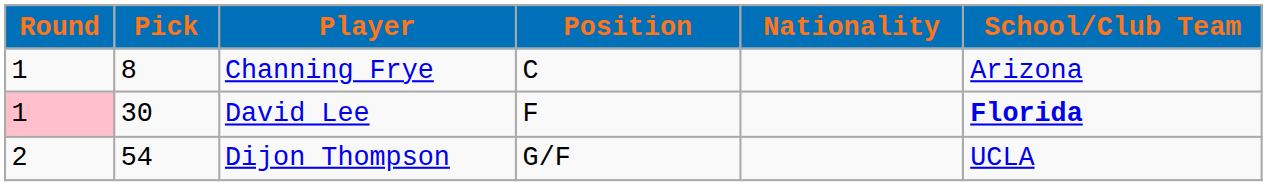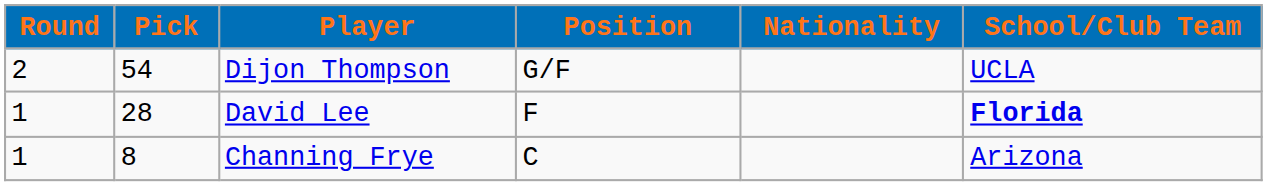rows swapped: (329, 70) <-> (337, 158)
(19, 114) pink background -> (19, 114) no background
(137, 114) 30 -> (137, 114) 28
